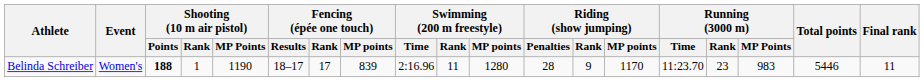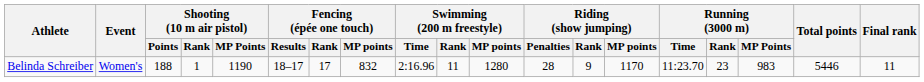(163, 67) bold -> (163, 67) normal
(368, 67) 839 -> (368, 67) 832
